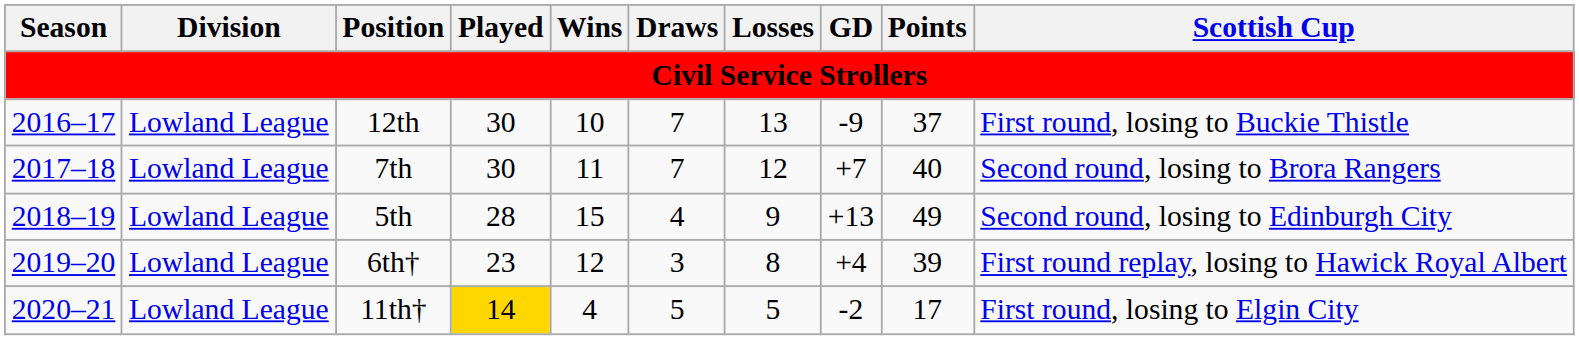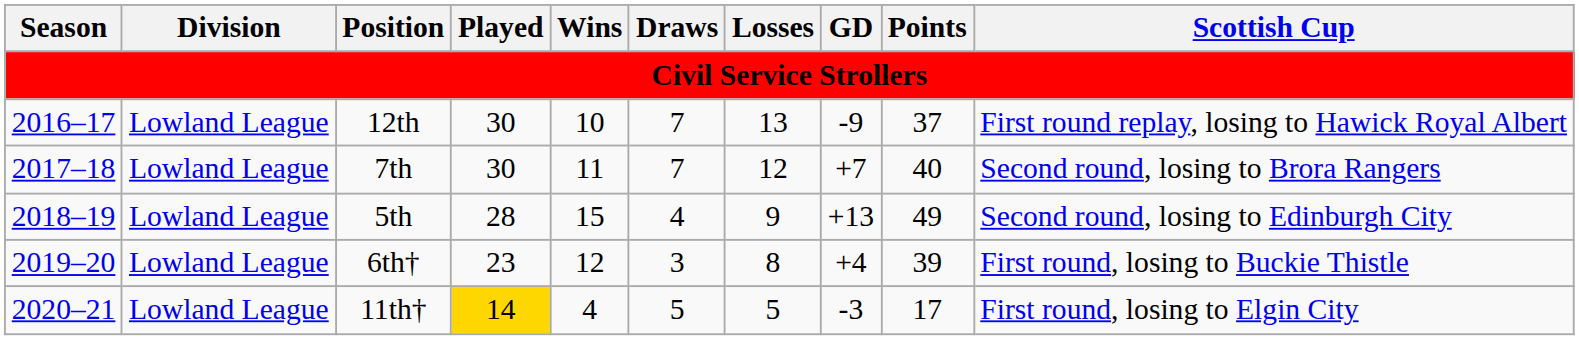(1195, 121) First round, losing to Buckie Thistle -> (1274, 121) First round replay, losing to Hawick Royal Albert
(1274, 262) First round replay, losing to Hawick Royal Albert -> (1195, 262) First round, losing to Buckie Thistle
(851, 309) -2 -> (851, 309) -3
